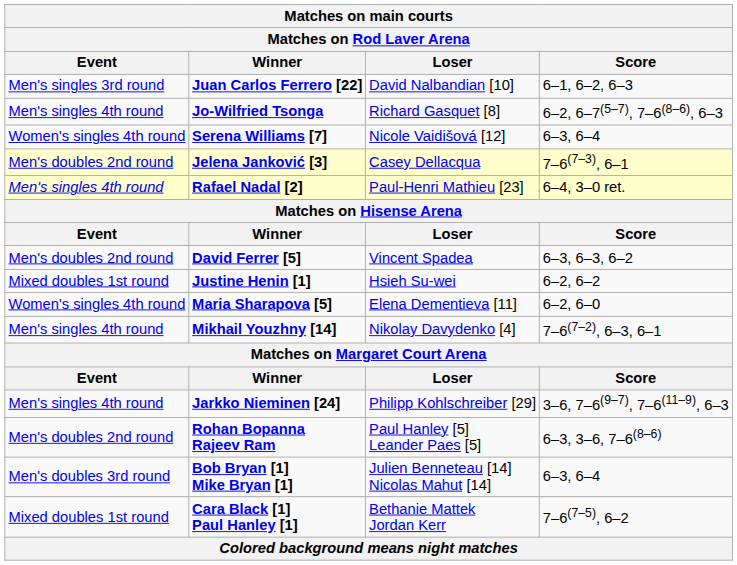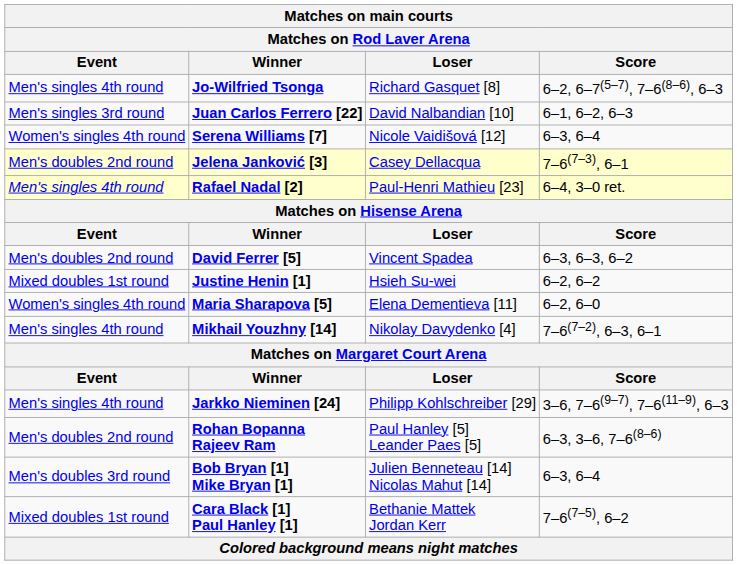rows swapped: (277, 86) <-> (258, 111)
